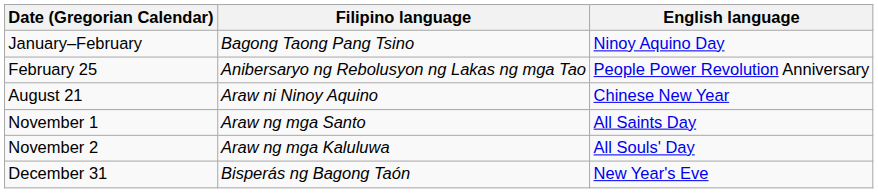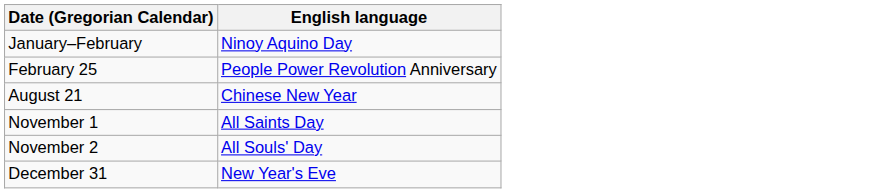- column: (404, 17)
